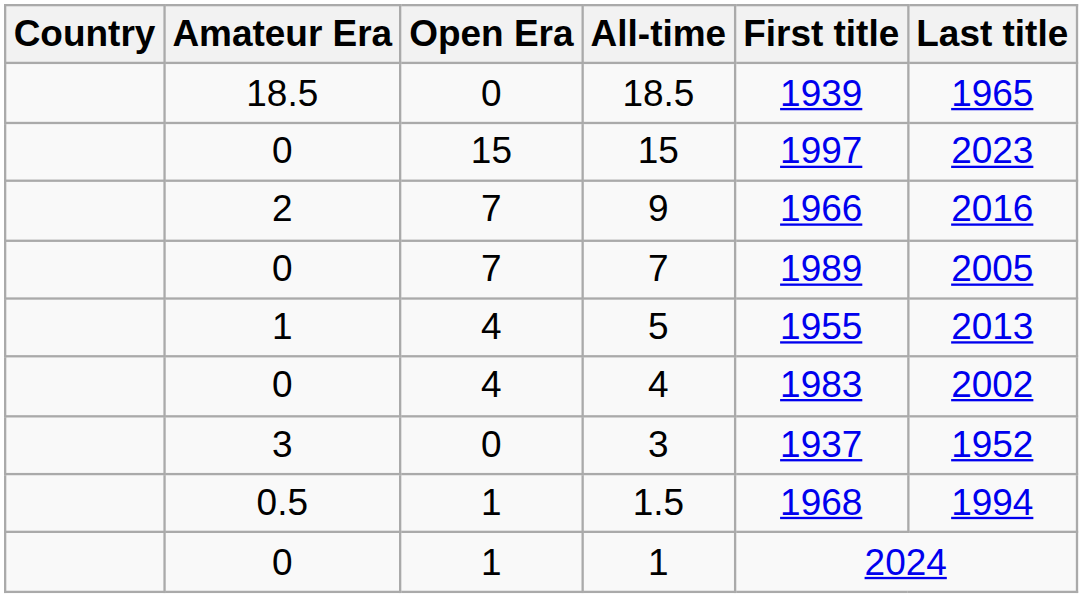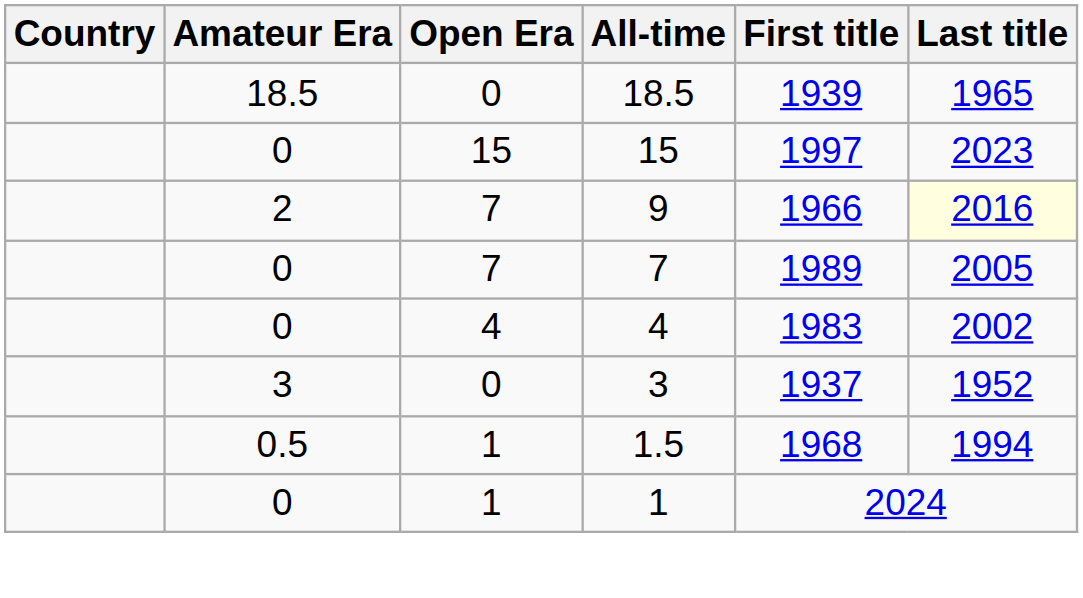(992, 209) no background -> (992, 209) lightyellow background
- row: (658, 326)
